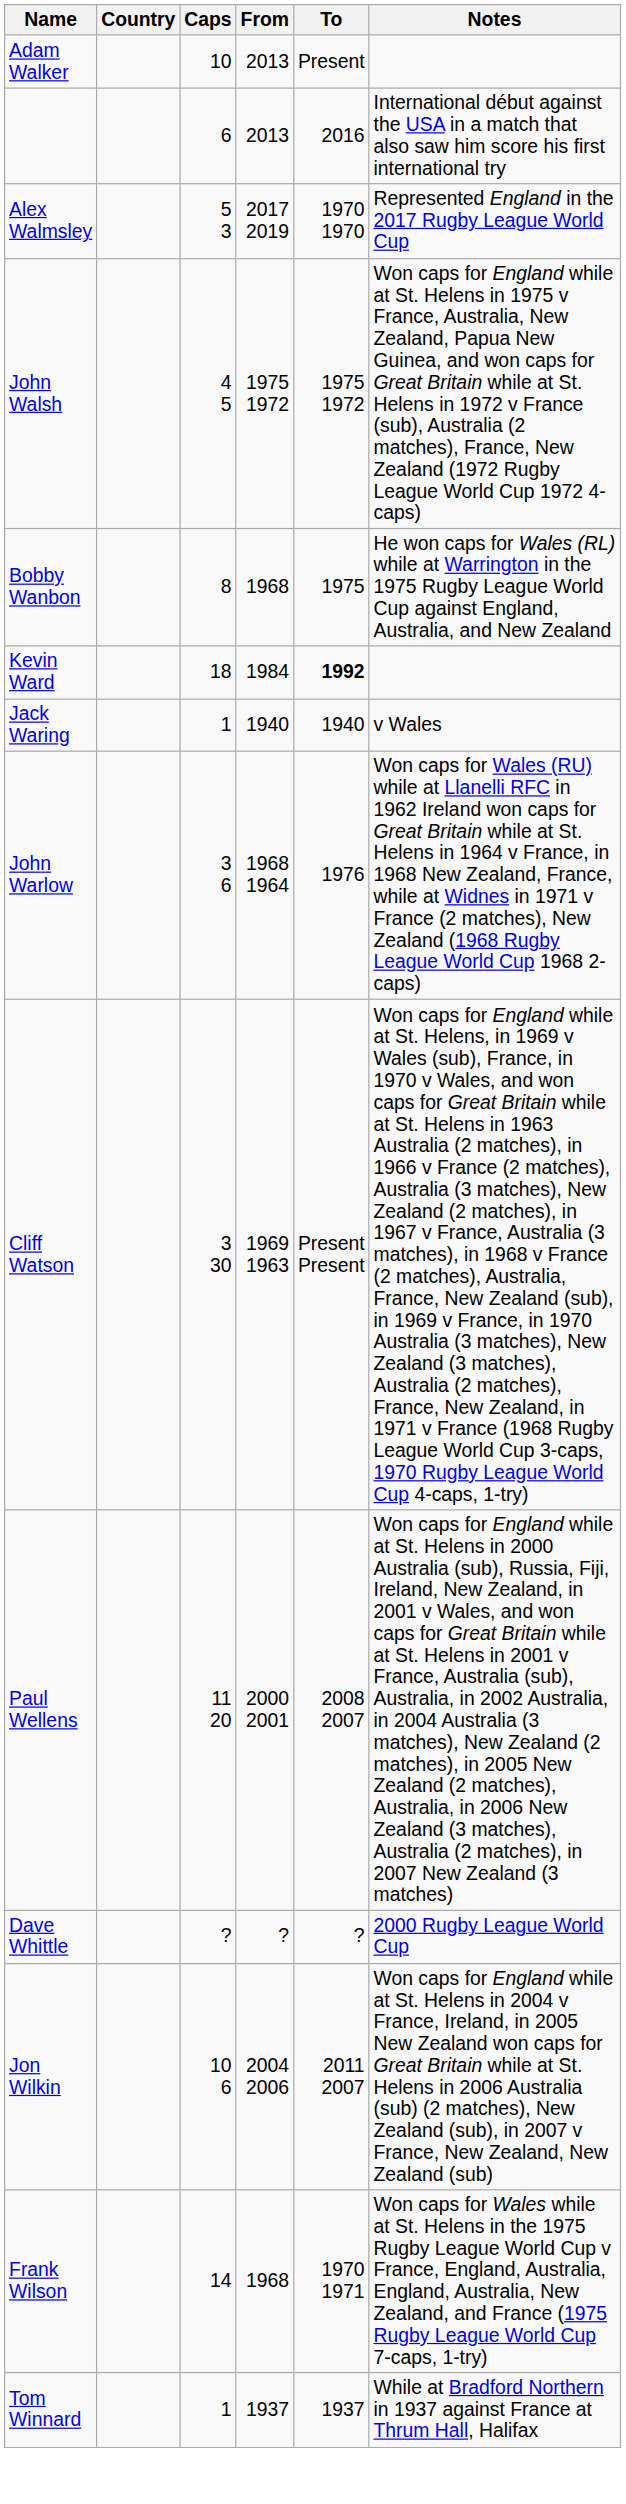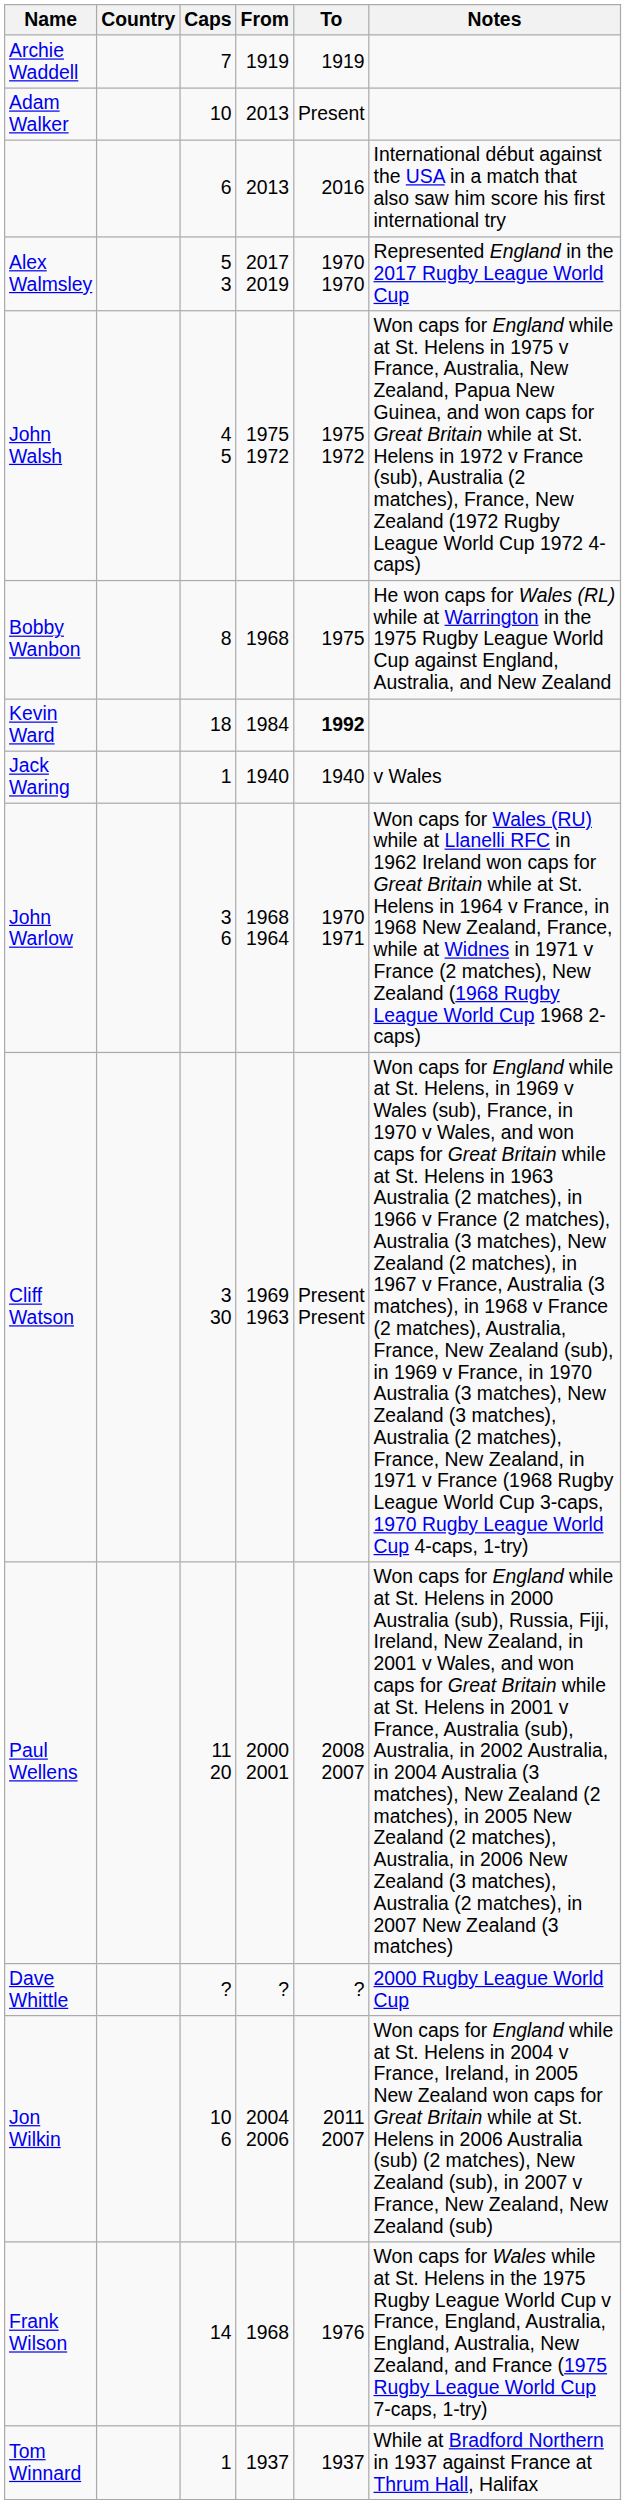+ row: (44, 61)
(343, 875) 1976 -> (343, 927) 1970 1971
(343, 2281) 1970 1971 -> (343, 2333) 1976
